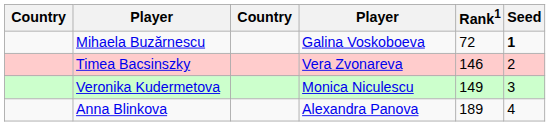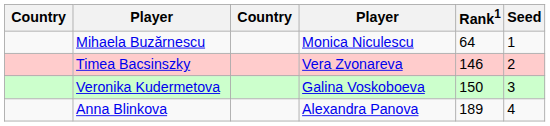(363, 42) Galina Voskoboeva -> (358, 42) Monica Niculescu
(467, 42) 72 -> (467, 42) 64
(511, 42) bold -> (511, 42) normal
(358, 87) Monica Niculescu -> (363, 87) Galina Voskoboeva
(471, 87) 149 -> (471, 87) 150
